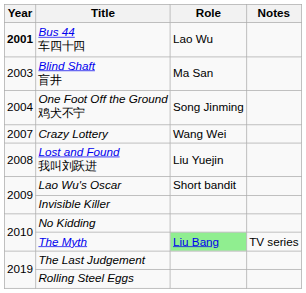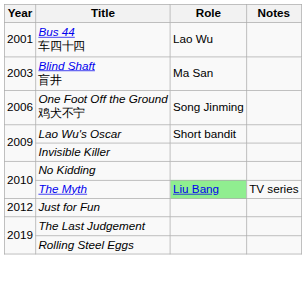(20, 39) bold -> (20, 39) normal
(20, 107) 2004 -> (20, 107) 2006
- row: (73, 133)
- row: (79, 159)
+ row: (69, 207)
